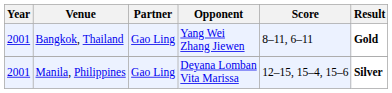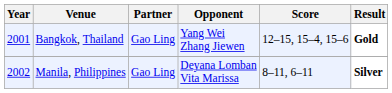(288, 40) 8–11, 6–11 -> (305, 40) 12–15, 15–4, 15–6
(19, 72) 2001 -> (19, 72) 2002
(305, 72) 12–15, 15–4, 15–6 -> (288, 72) 8–11, 6–11
